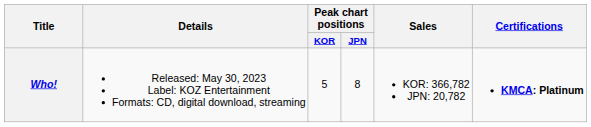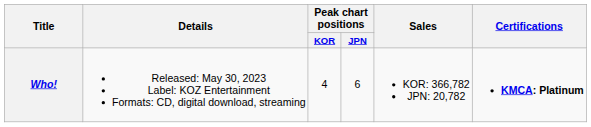(325, 84) 5 -> (325, 84) 4
(358, 84) 8 -> (358, 84) 6
